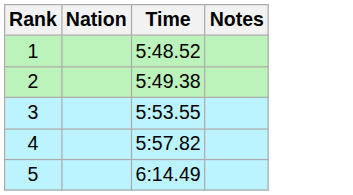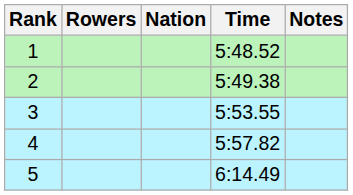+ column: (101, 19)
